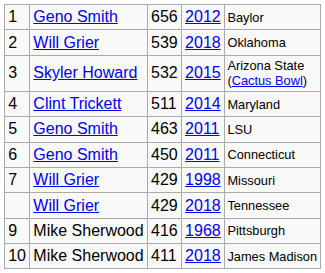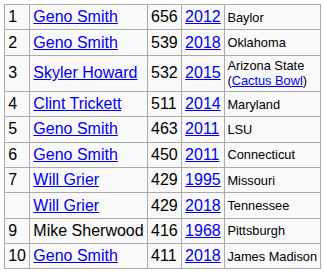(66, 42) Will Grier -> (76, 42) Geno Smith
(203, 180) 1998 -> (203, 180) 1995
(88, 256) Mike Sherwood -> (76, 256) Geno Smith
